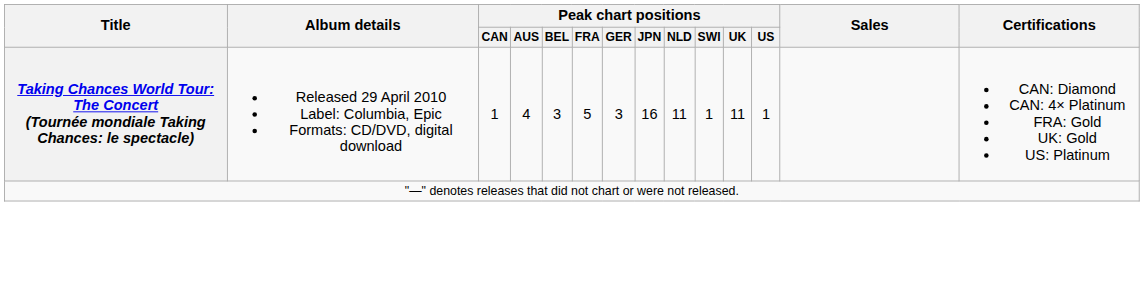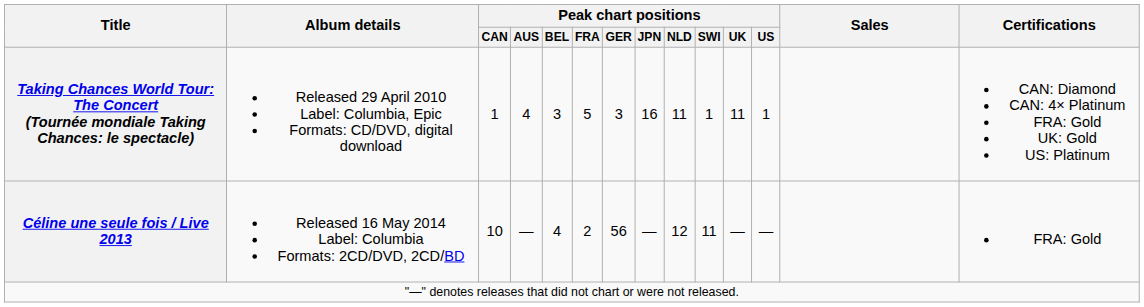+ row: (116, 231)
